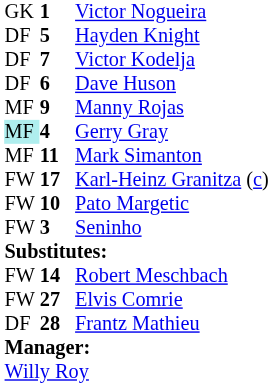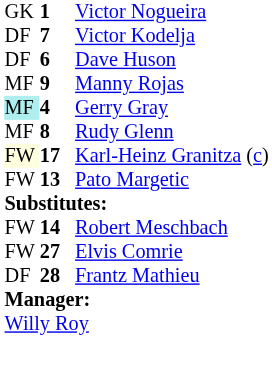- row: (137, 35)
+ row: (124, 131)
- row: (138, 155)
(20, 179) no background -> (20, 155) lightyellow background
(50, 203) 10 -> (50, 179) 13
- row: (108, 227)
